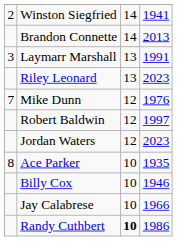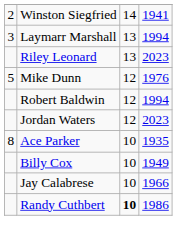- row: (69, 36)
(156, 57) 1991 -> (156, 36) 1994
(11, 99) 7 -> (11, 78) 5
(156, 120) 1997 -> (156, 99) 1994
(156, 183) 1946 -> (156, 162) 1949
